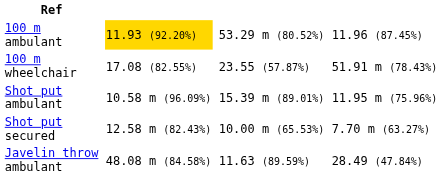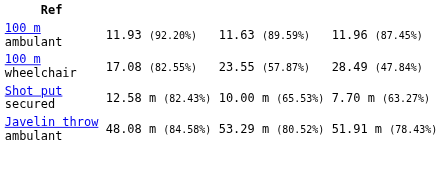(151, 35) gold background -> (151, 35) no background
(271, 35) 53.29 m (80.52%) -> (264, 35) 11.63 (89.59%)
(384, 66) 51.91 m (78.43%) -> (377, 66) 28.49 (47.84%)
- row: (34, 97)
(264, 160) 11.63 (89.59%) -> (271, 129) 53.29 m (80.52%)
(377, 160) 28.49 (47.84%) -> (384, 129) 51.91 m (78.43%)
